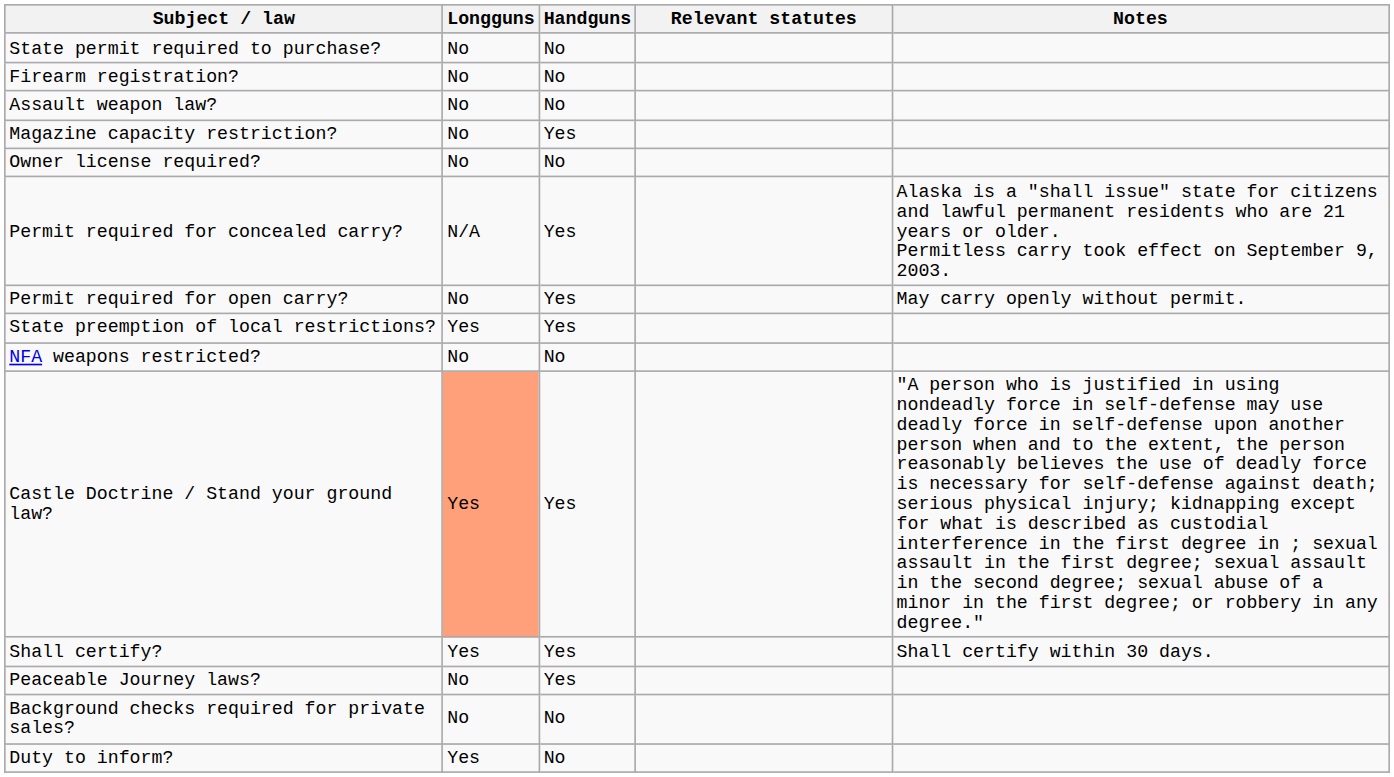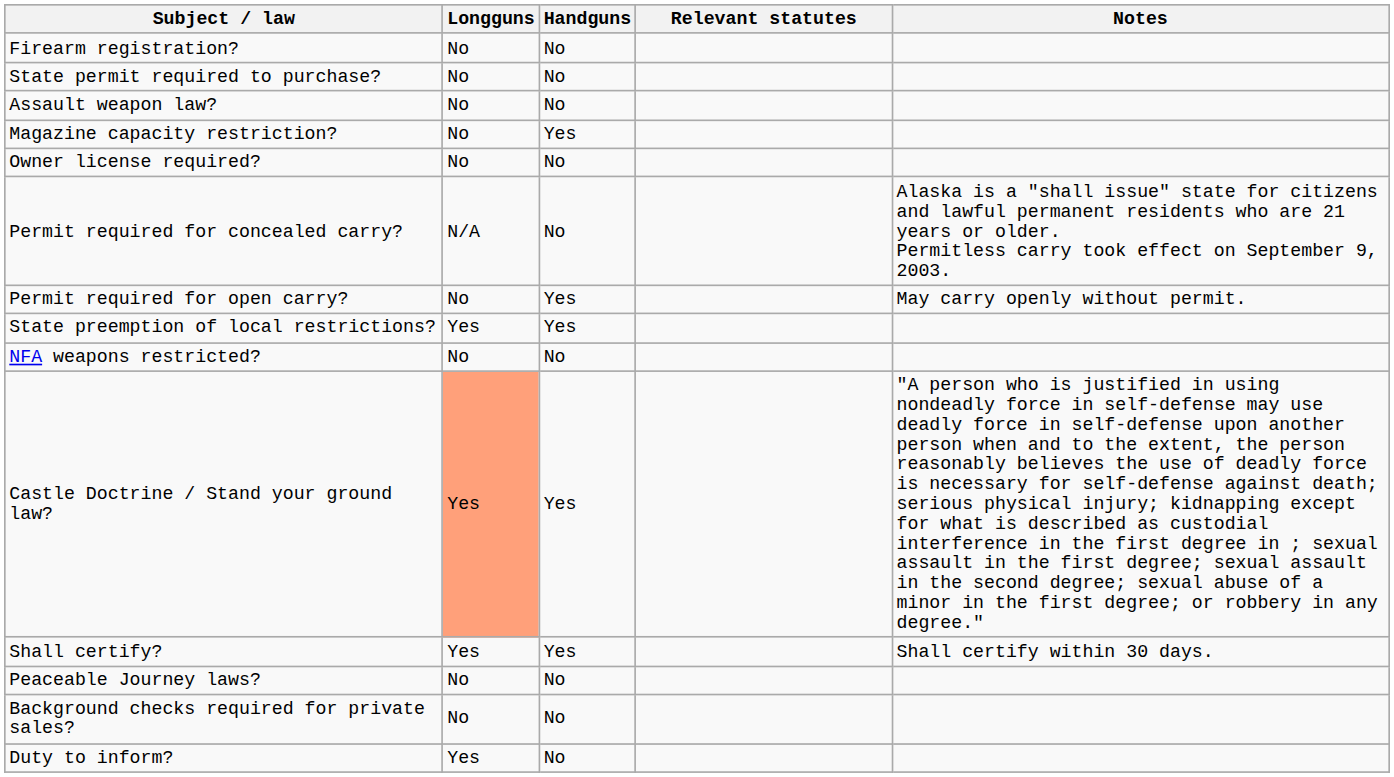rows swapped: (195, 48) <-> (124, 77)
(560, 231) Yes -> (555, 231) No
(560, 681) Yes -> (555, 681) No
